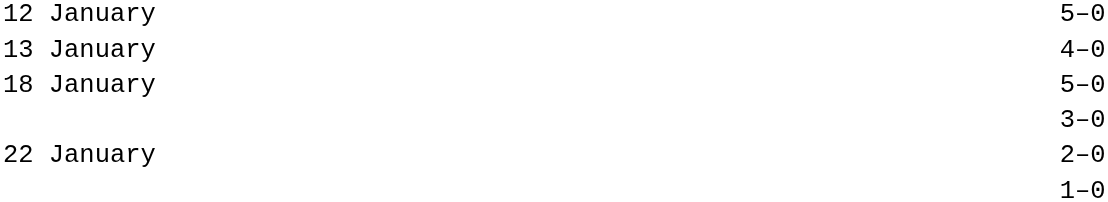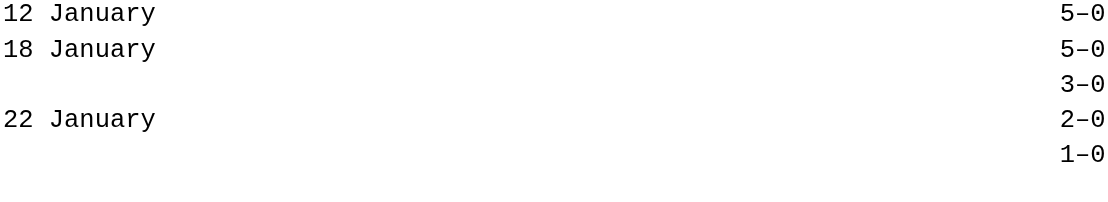- row: (79, 50)
